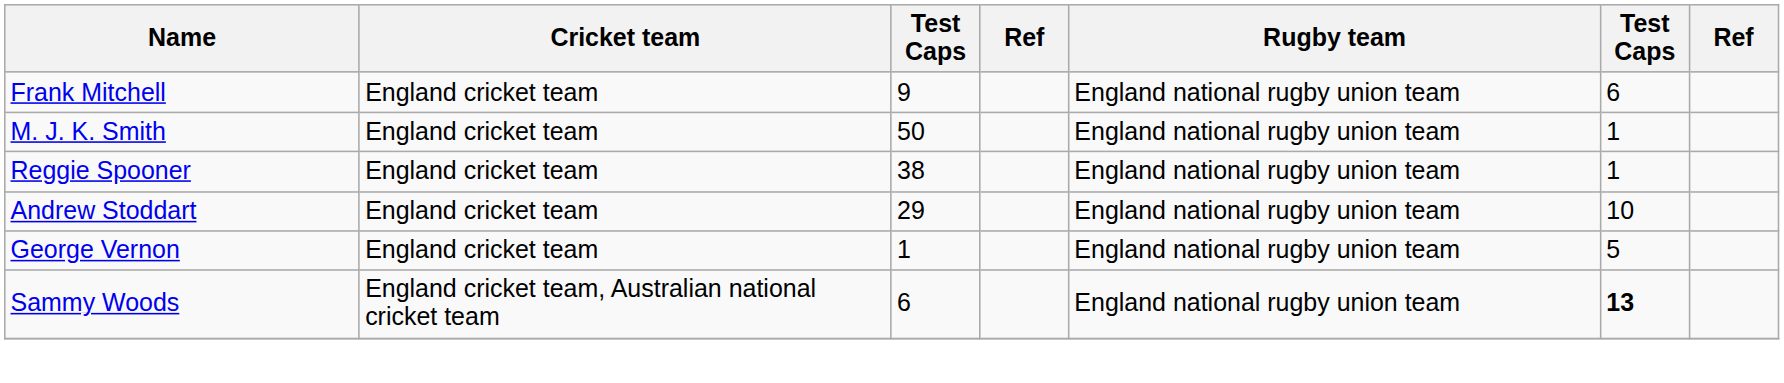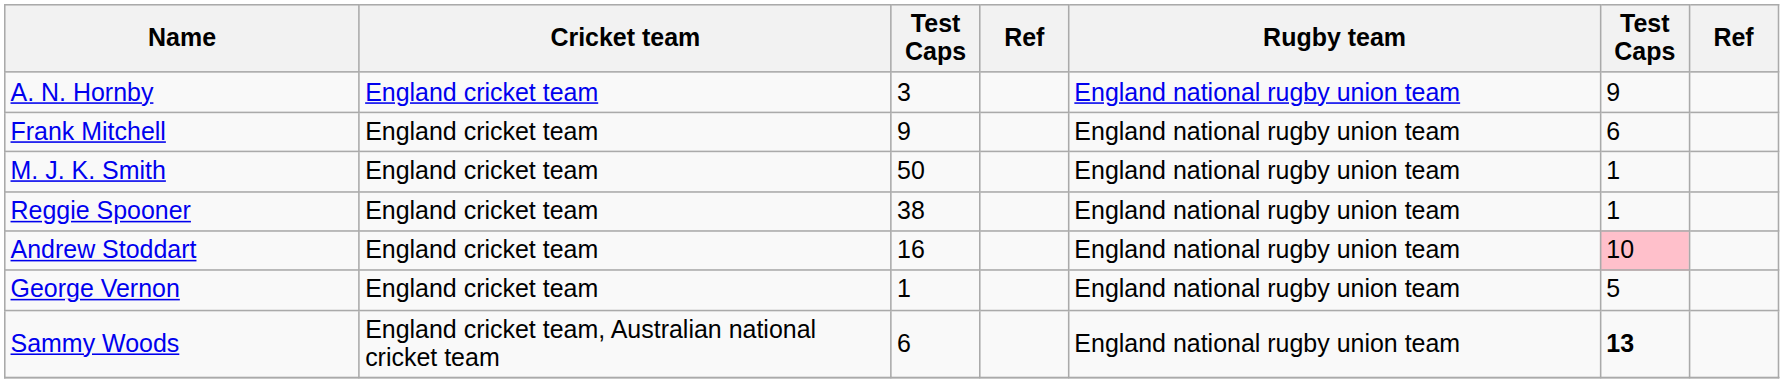+ row: (82, 91)
(911, 210) 29 -> (911, 250) 16
(1620, 210) no background -> (1620, 250) pink background
